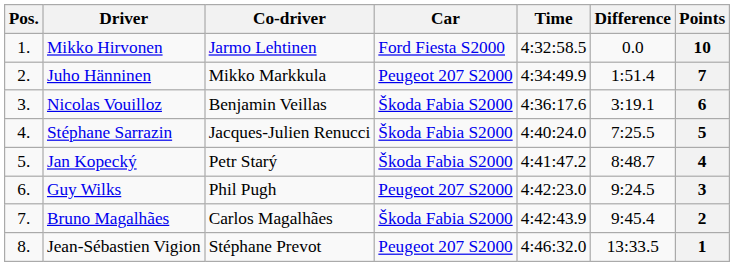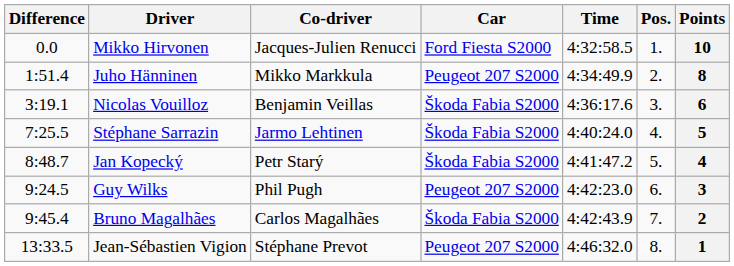columns swapped: (24, 19) <-> (633, 19)
(263, 47) Jarmo Lehtinen -> (336, 47) Jacques-Julien Renucci
(702, 76) 7 -> (702, 76) 8
(289, 133) Jacques-Julien Renucci -> (309, 133) Jarmo Lehtinen
